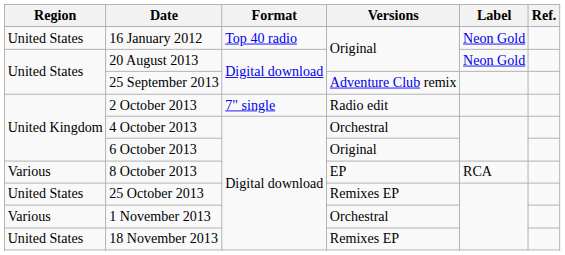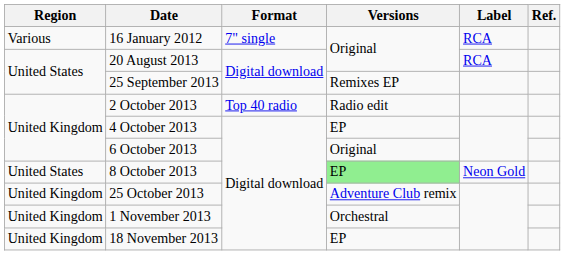(45, 37) United States -> (29, 37) Various
(261, 37) Top 40 radio -> (250, 37) 7" single
(494, 37) Neon Gold -> (478, 37) RCA
(494, 60) Neon Gold -> (478, 60) RCA
(393, 82) Adventure Club remix -> (364, 82) Remixes EP
(250, 104) 7" single -> (261, 104) Top 40 radio
(359, 127) Orchestral -> (338, 127) EP
(29, 171) Various -> (45, 171) United States
(338, 171) no background -> (338, 171) lightgreen background
(478, 171) RCA -> (494, 171) Neon Gold
(45, 194) United States -> (55, 194) United Kingdom
(364, 194) Remixes EP -> (393, 194) Adventure Club remix
(29, 216) Various -> (55, 216) United Kingdom
(45, 238) United States -> (55, 238) United Kingdom
(364, 238) Remixes EP -> (338, 238) EP
